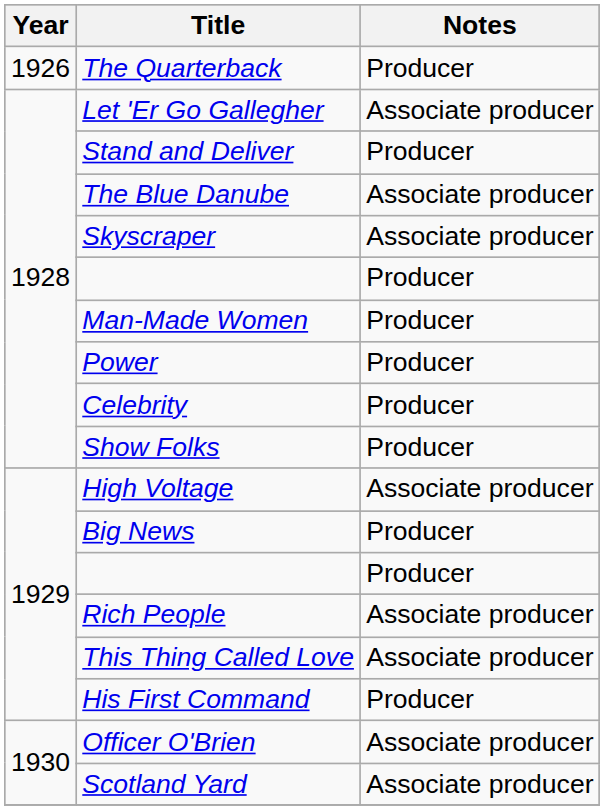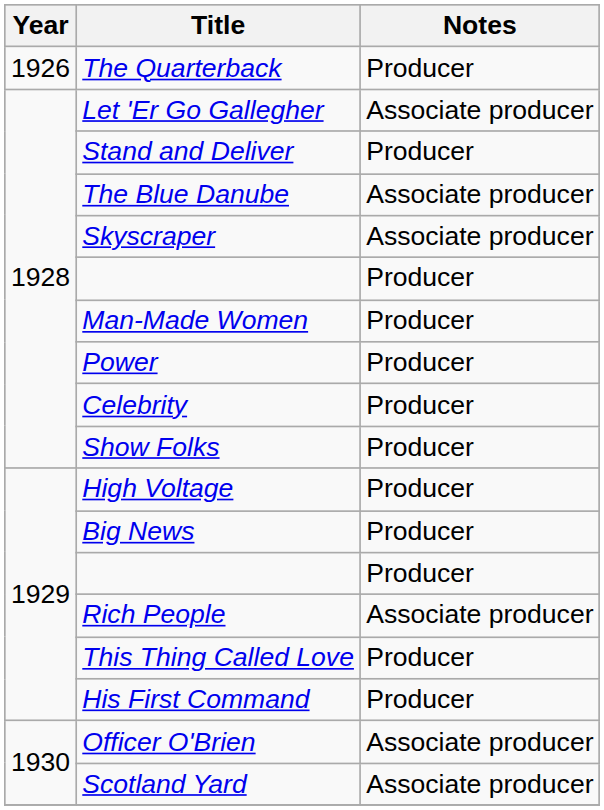(480, 488) Associate producer -> (420, 488) Producer
(480, 657) Associate producer -> (420, 657) Producer
